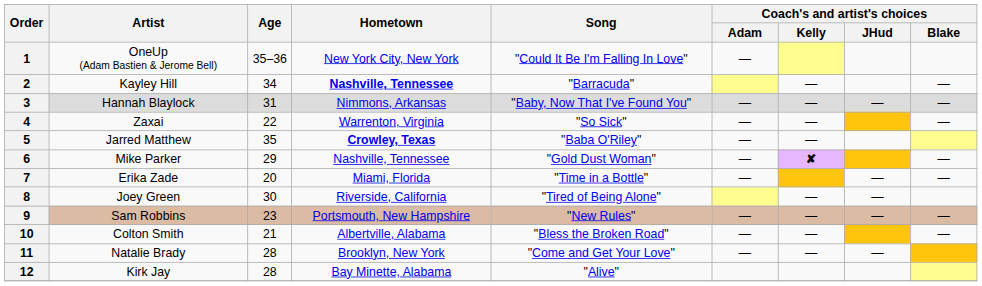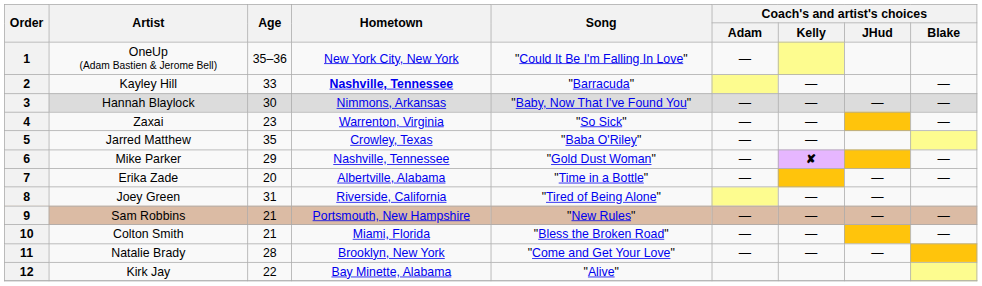(270, 84) 34 -> (270, 84) 33
(270, 103) 31 -> (270, 103) 30
(270, 121) 22 -> (270, 121) 23
(391, 140) bold -> (391, 140) normal
(391, 178) Miami, Florida -> (391, 178) Albertville, Alabama
(270, 197) 30 -> (270, 197) 31
(270, 215) 23 -> (270, 215) 21
(391, 234) Albertville, Alabama -> (391, 234) Miami, Florida
(270, 272) 28 -> (270, 272) 22
